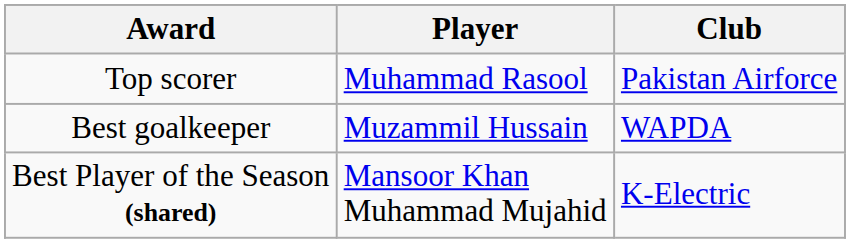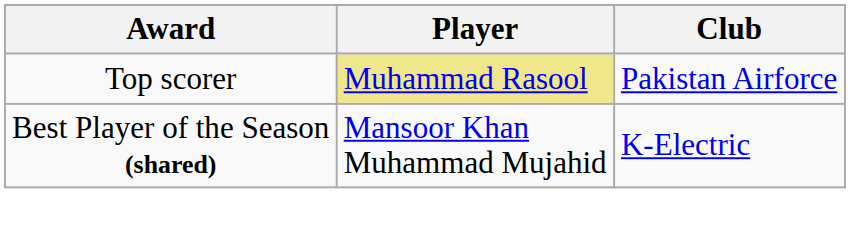(466, 78) no background -> (466, 78) khaki background
- row: (171, 127)
